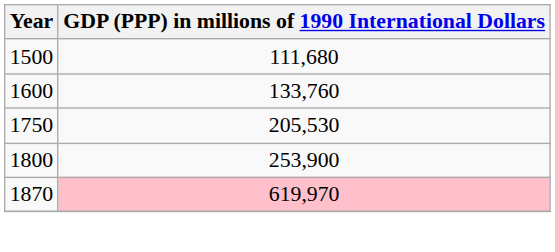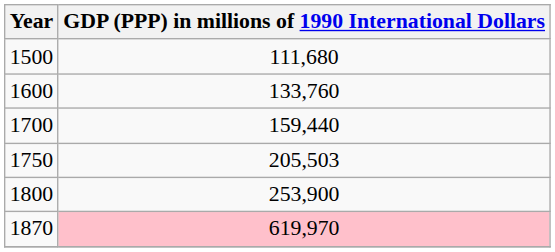+ row: (31, 125)
(304, 125) 205,530 -> (304, 159) 205,503
